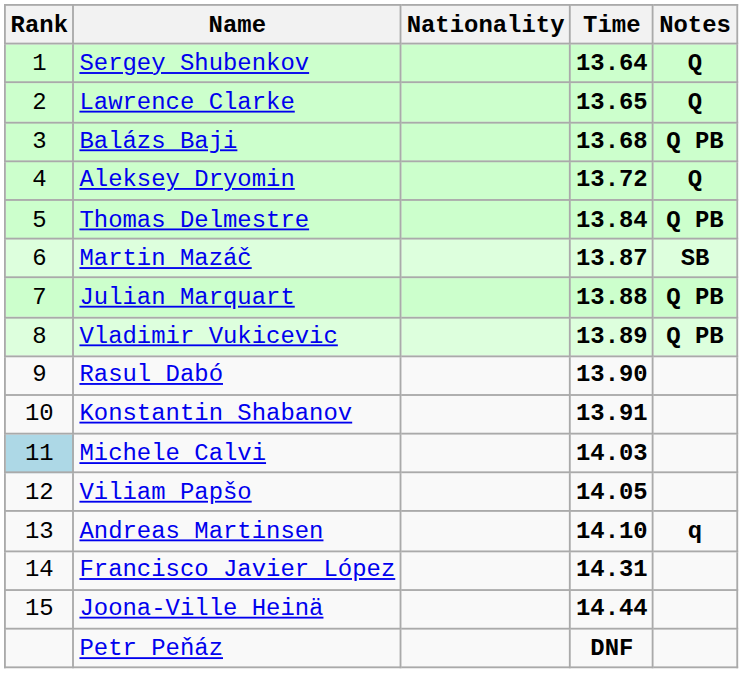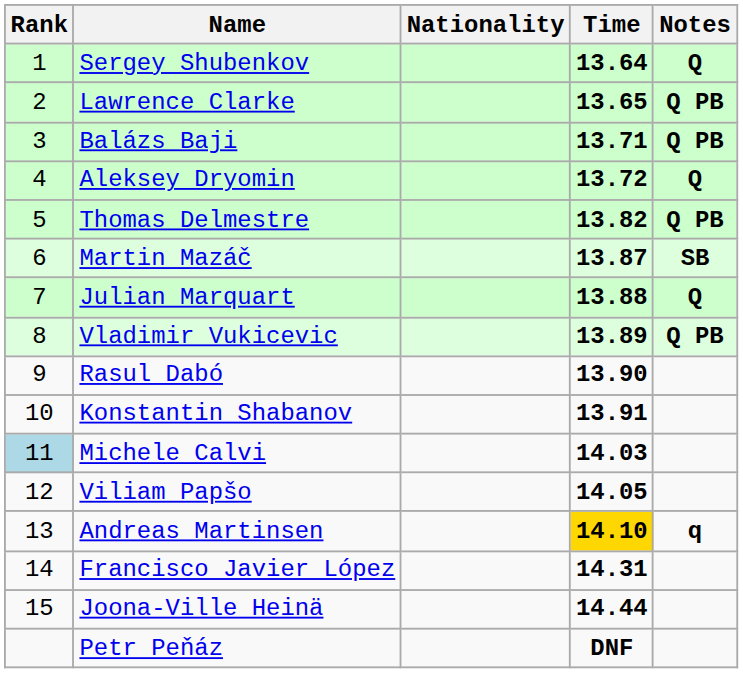(695, 102) Q -> (695, 102) Q PB
(612, 141) 13.68 -> (612, 141) 13.71
(612, 219) 13.84 -> (612, 219) 13.82
(695, 297) Q PB -> (695, 297) Q
(612, 531) no background -> (612, 531) gold background
